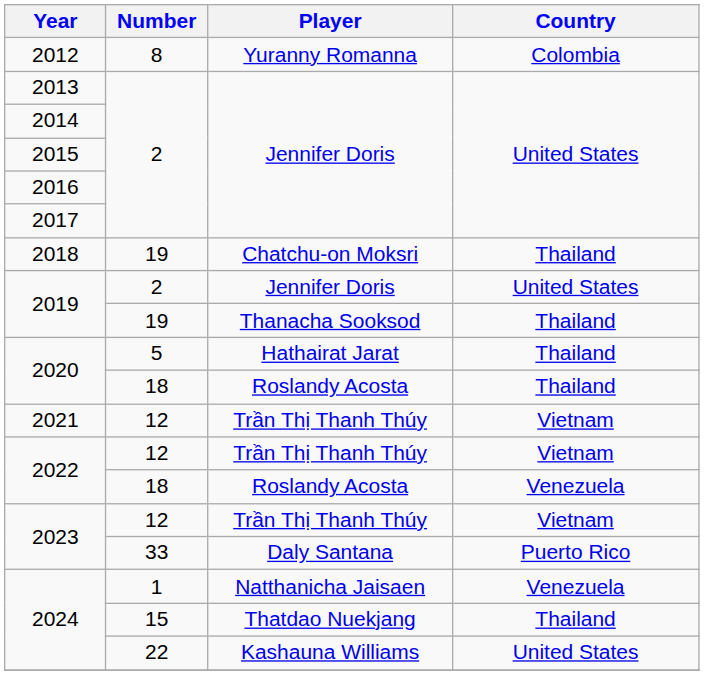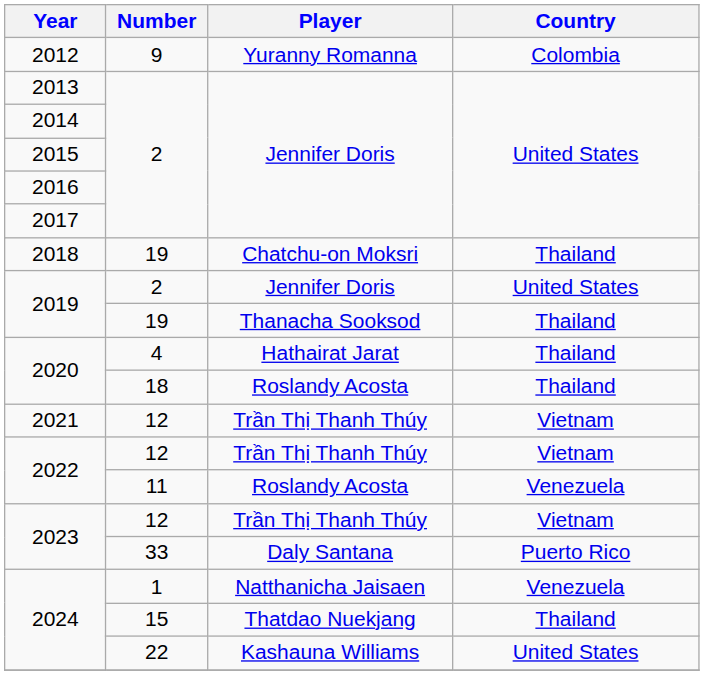(157, 54) 8 -> (157, 54) 9
(157, 353) 5 -> (157, 353) 4
(157, 486) 18 -> (157, 486) 11
